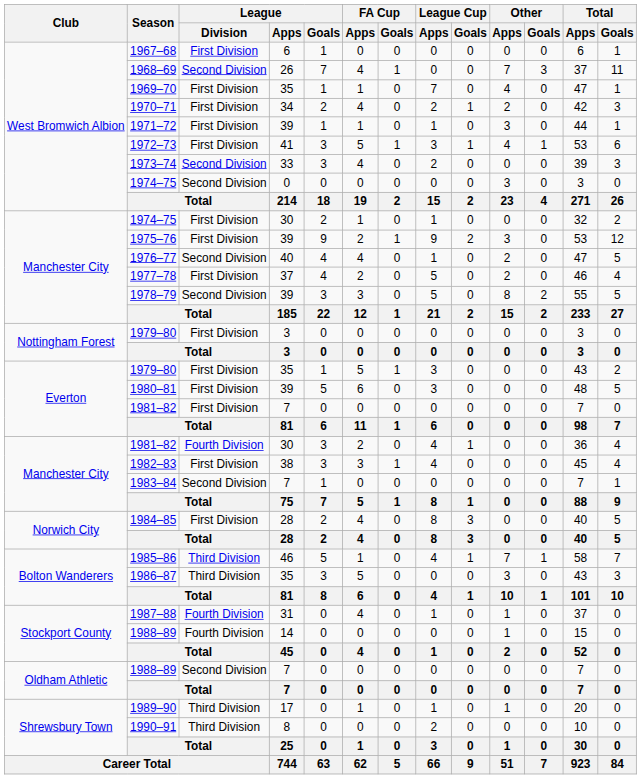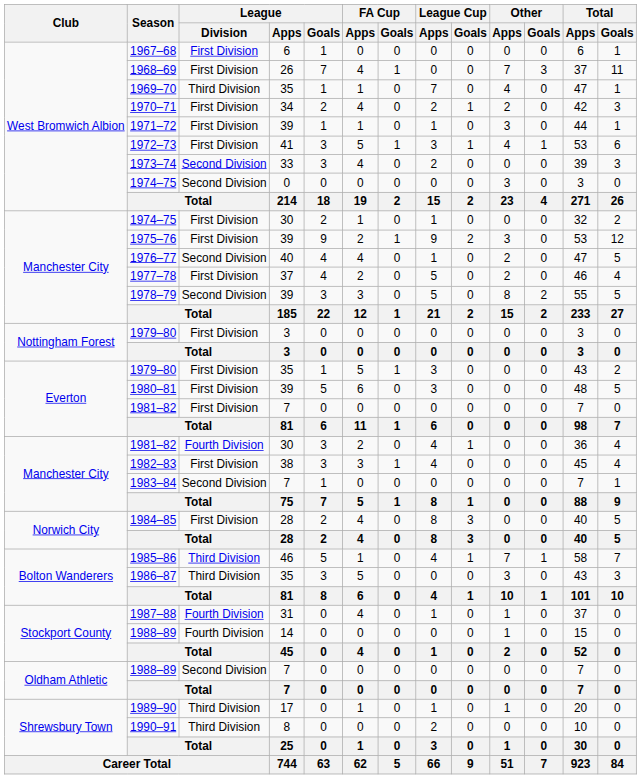(224, 70) Second Division -> (224, 70) First Division
(224, 88) First Division -> (224, 88) Third Division
